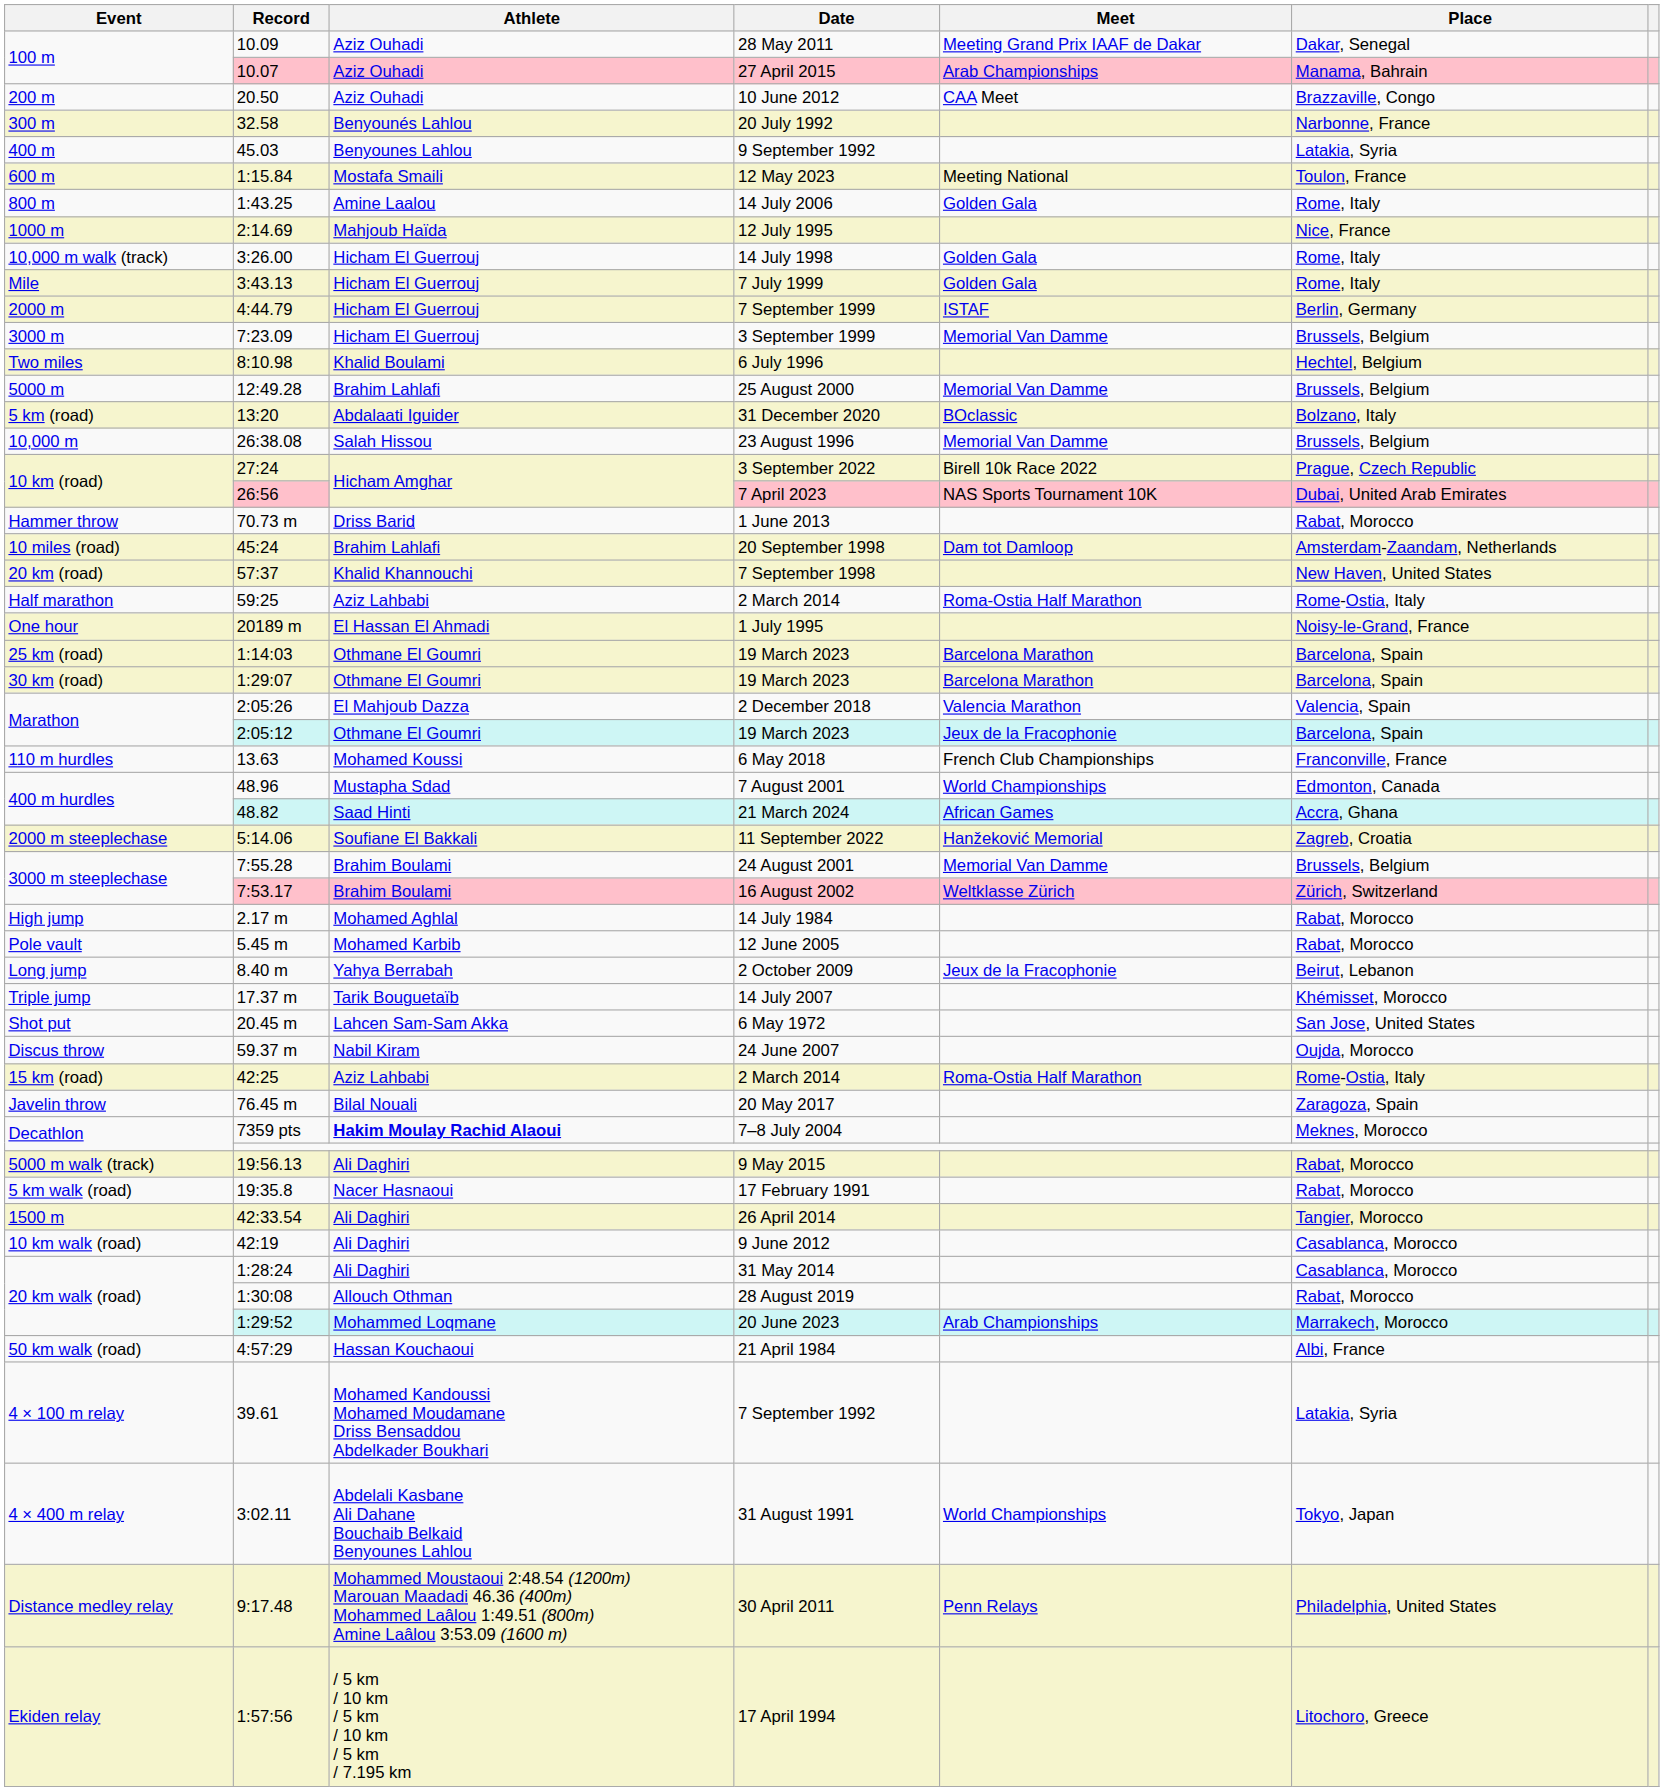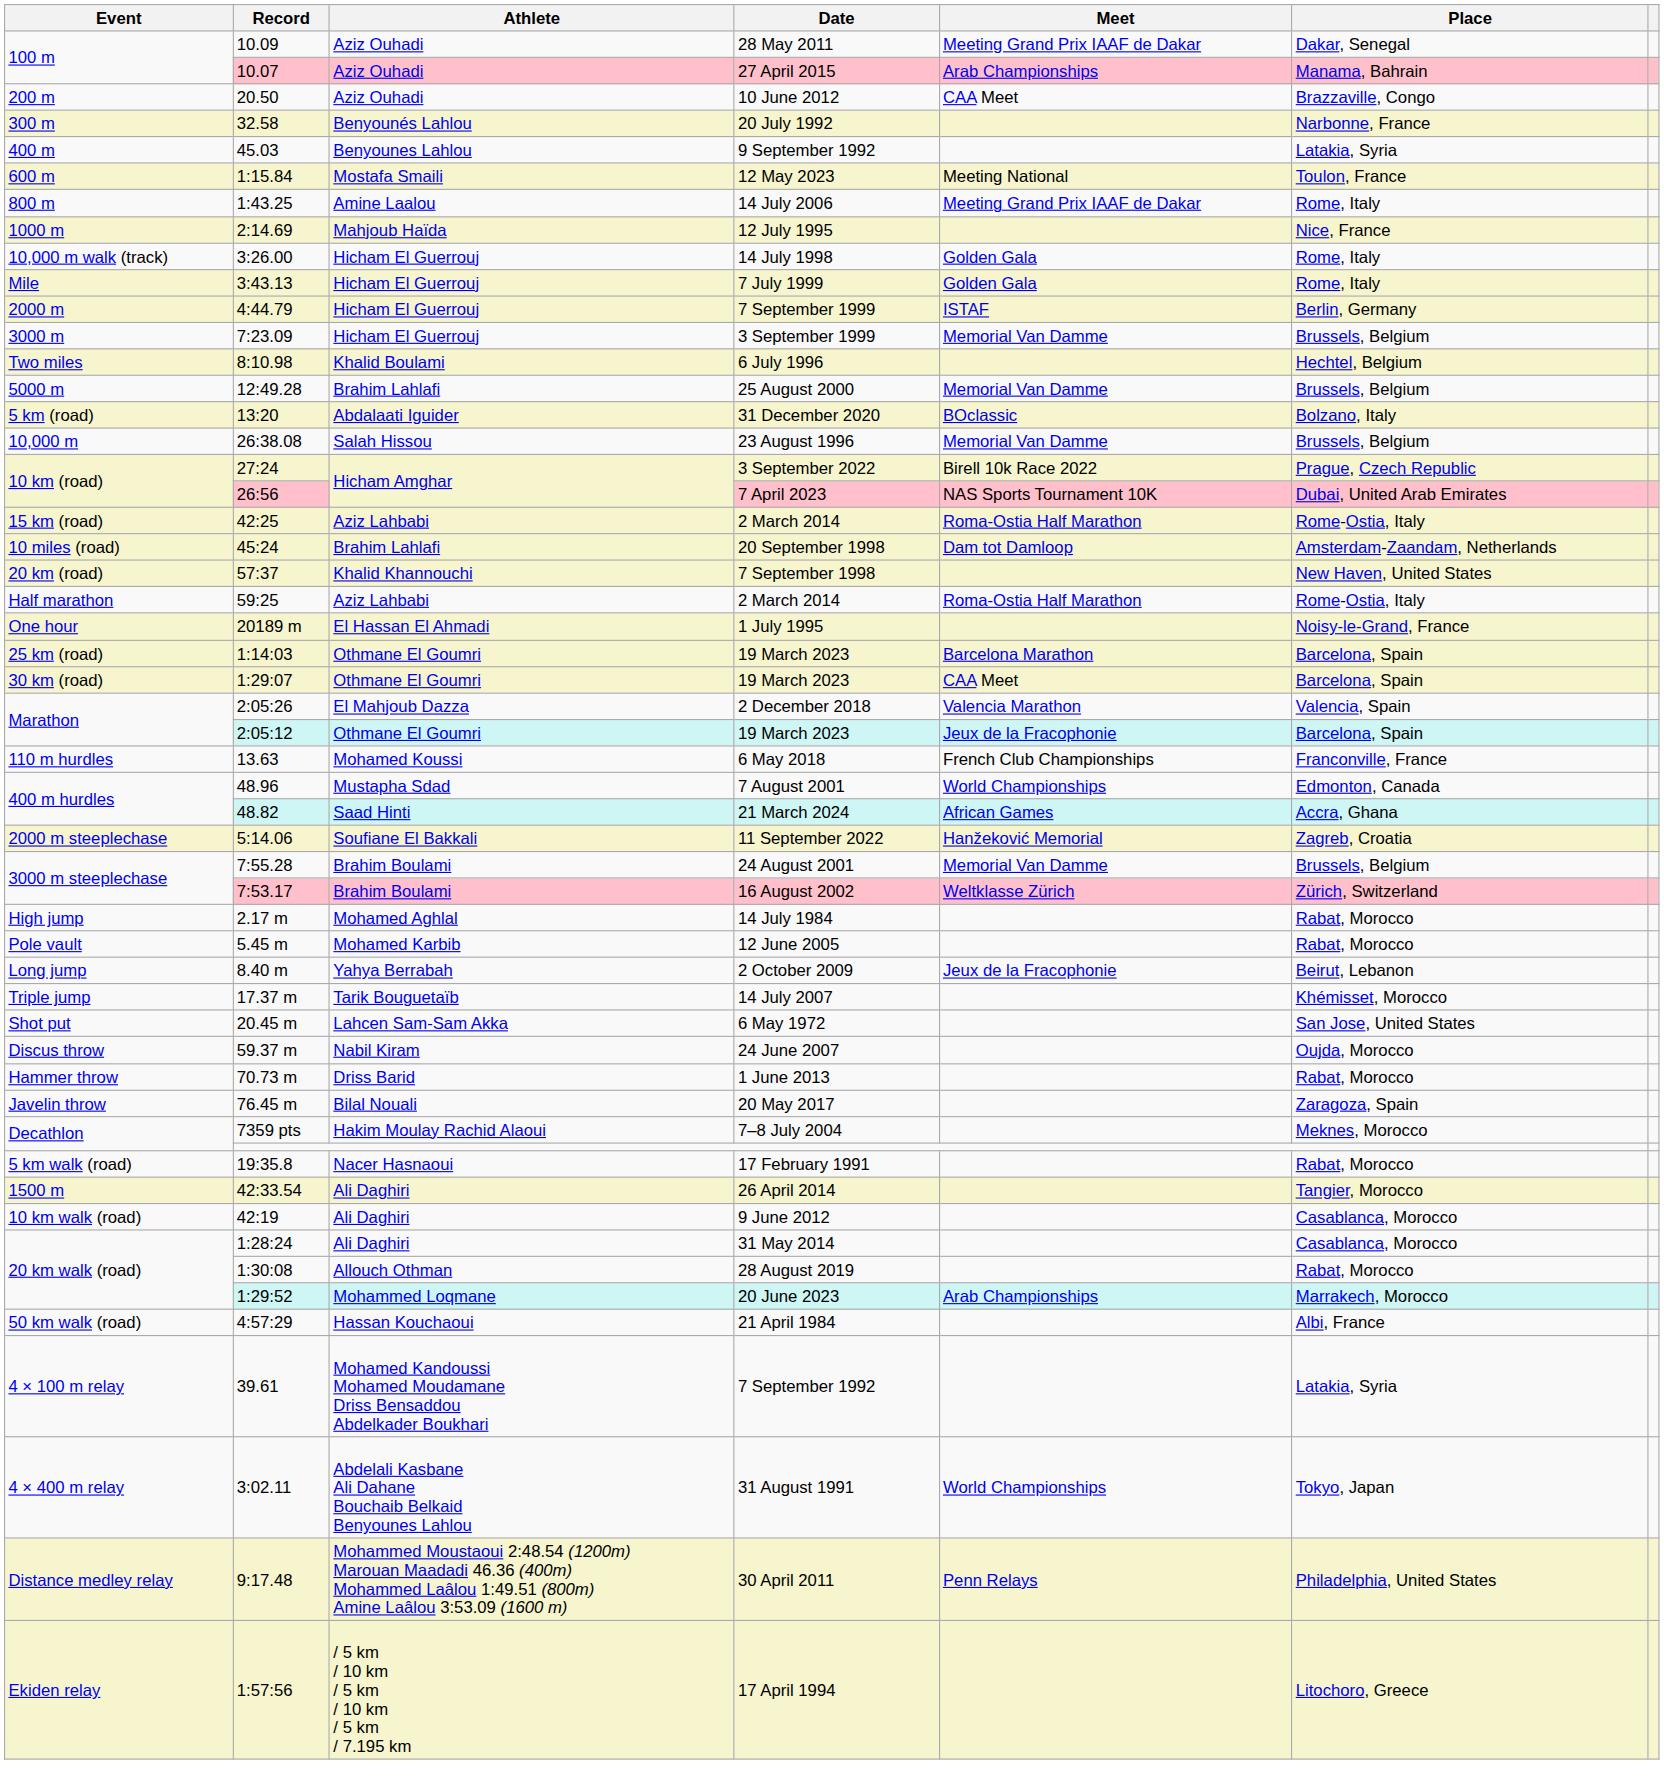(990, 203) Golden Gala -> (1072, 203) Meeting Grand Prix IAAF de Dakar
rows swapped: (258, 1077) <-> (267, 521)
(1018, 680) Barcelona Marathon -> (981, 680) CAA Meet
(447, 1130) bold -> (440, 1130) normal
- row: (269, 1164)
